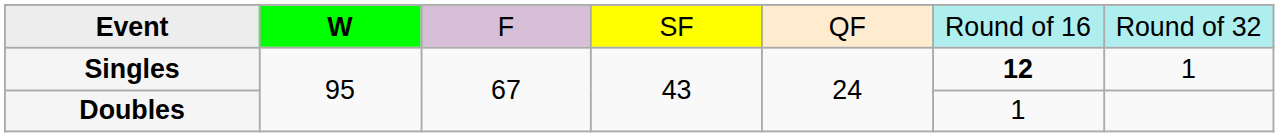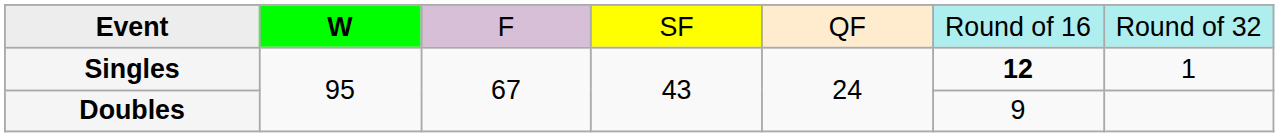(1018, 111) 1 -> (1018, 111) 9
